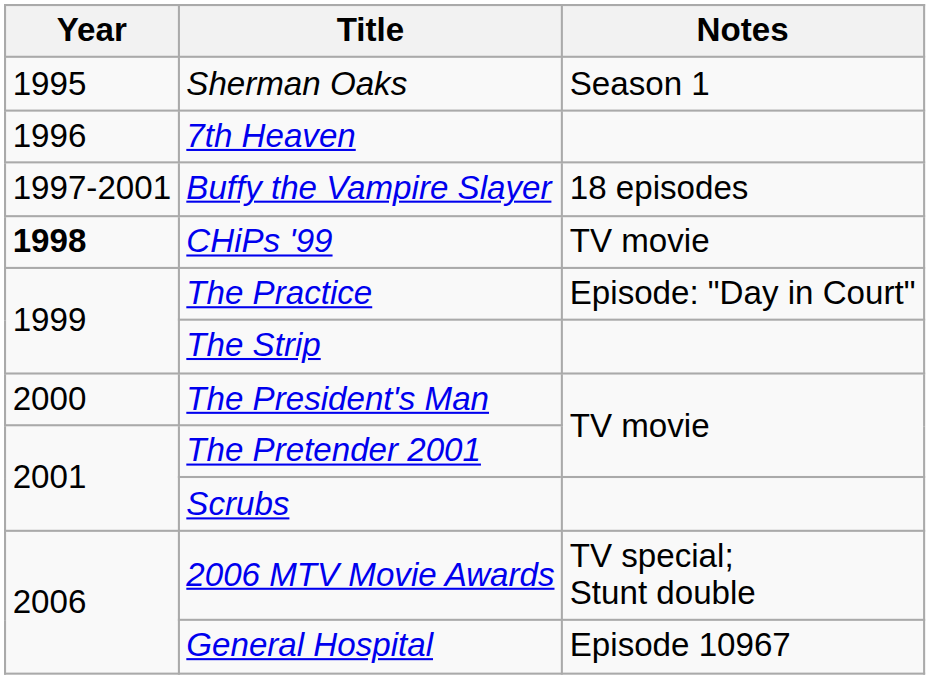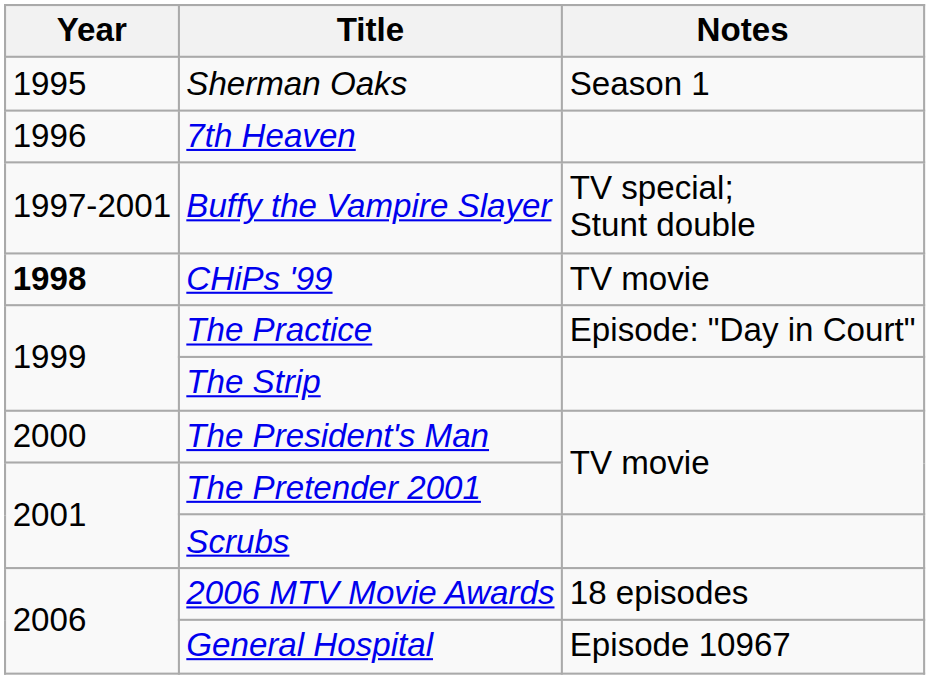(659, 188) 18 episodes -> (663, 206) TV special; Stunt double
(663, 574) TV special; Stunt double -> (659, 593) 18 episodes
